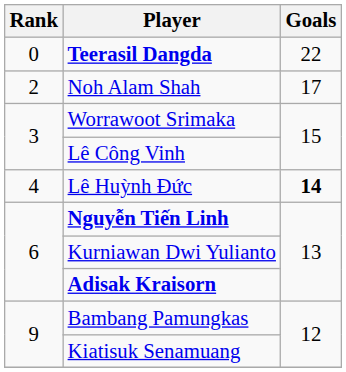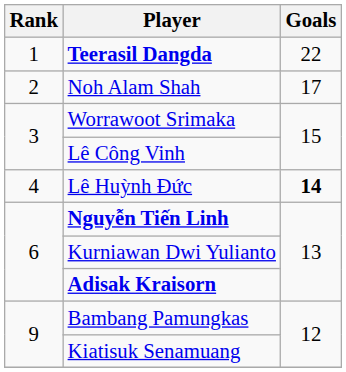(34, 53) 0 -> (34, 53) 1
